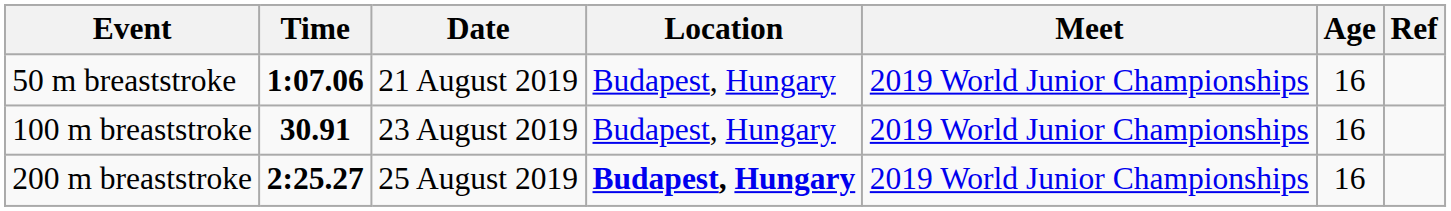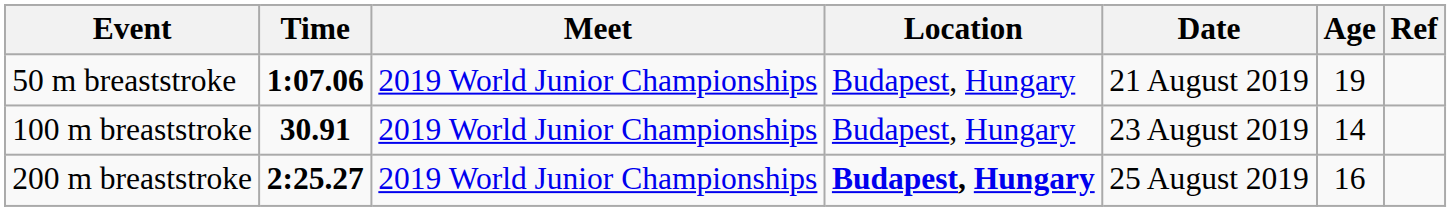columns swapped: (1089, 29) <-> (478, 29)
(1350, 79) 16 -> (1350, 79) 19
(1350, 129) 16 -> (1350, 129) 14
